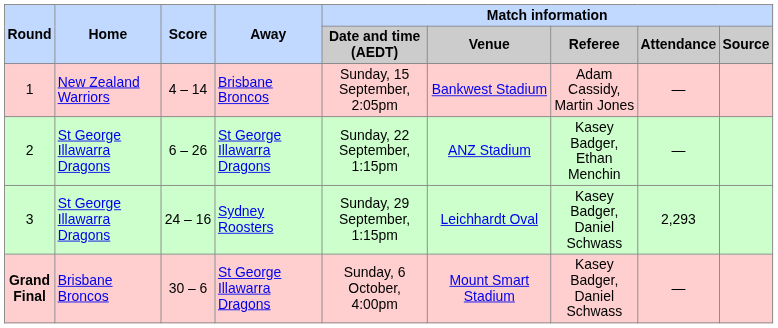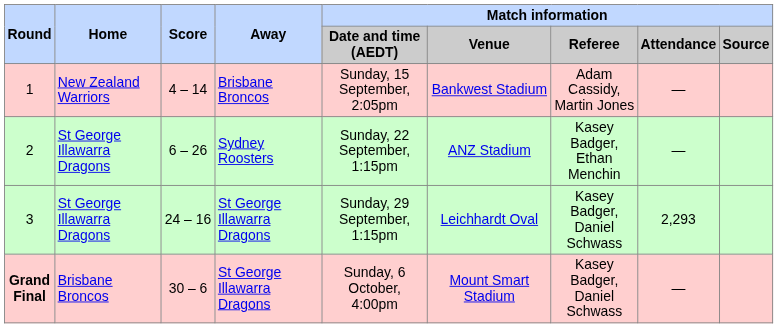(250, 151) St George Illawarra Dragons -> (246, 151) Sydney Roosters
(246, 219) Sydney Roosters -> (250, 219) St George Illawarra Dragons
